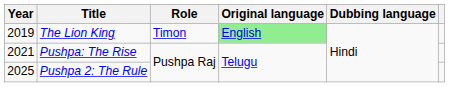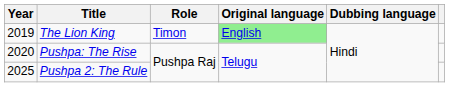(21, 52) 2021 -> (21, 52) 2020
